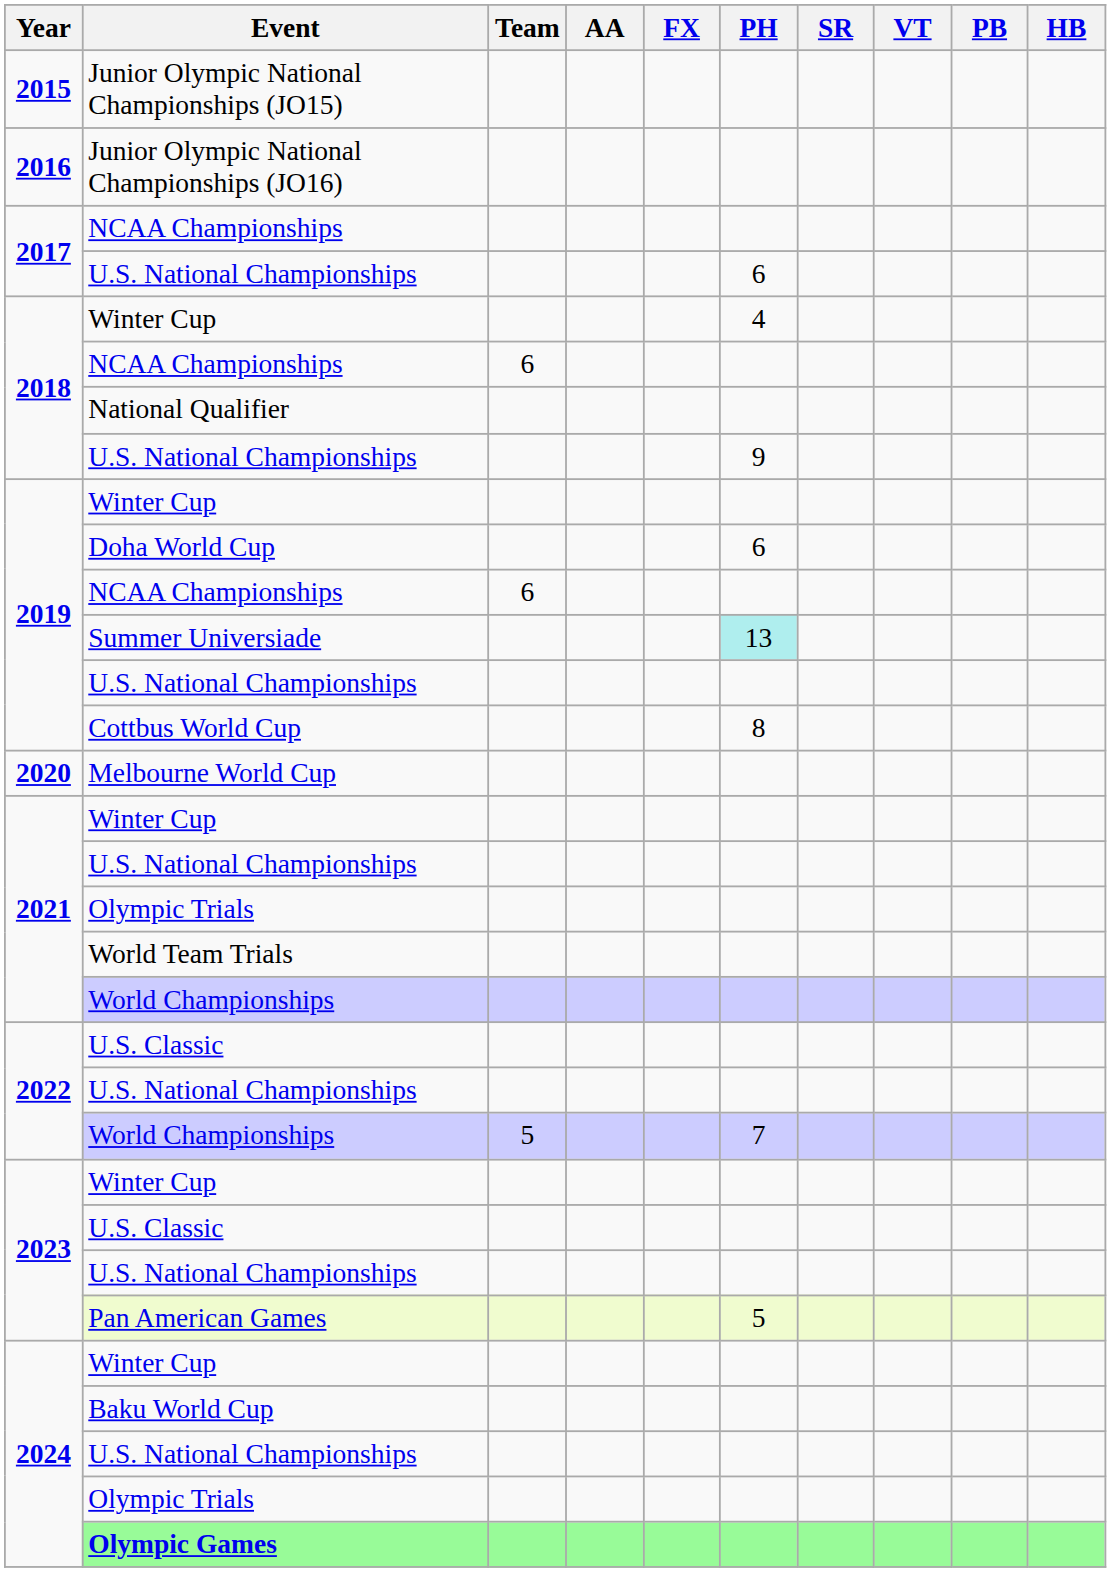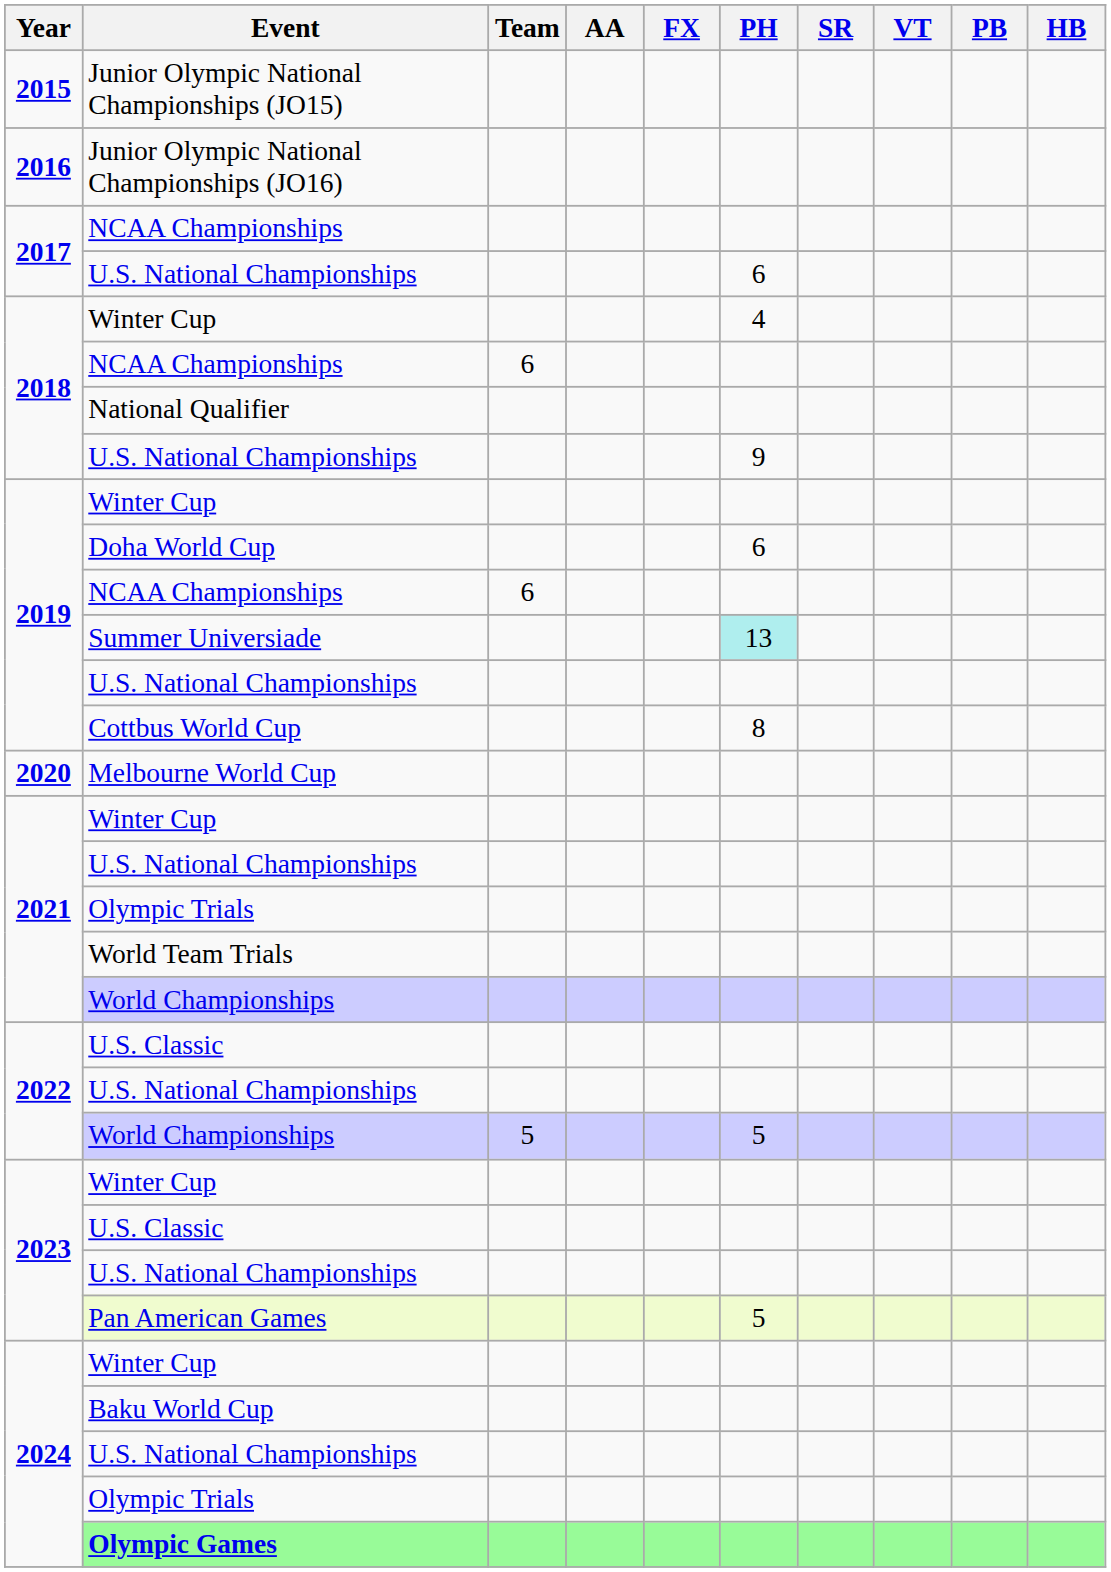(759, 1135) 7 -> (759, 1135) 5
